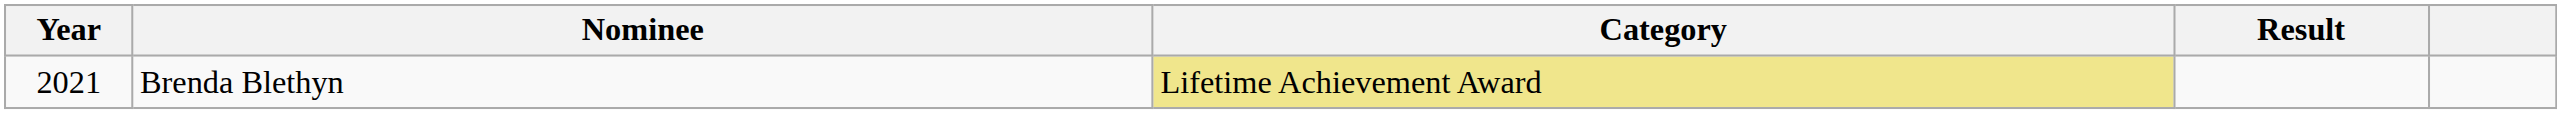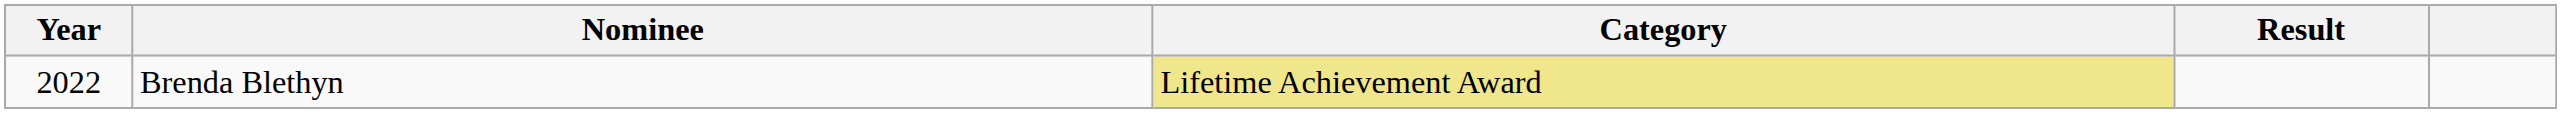(69, 81) 2021 -> (69, 81) 2022
